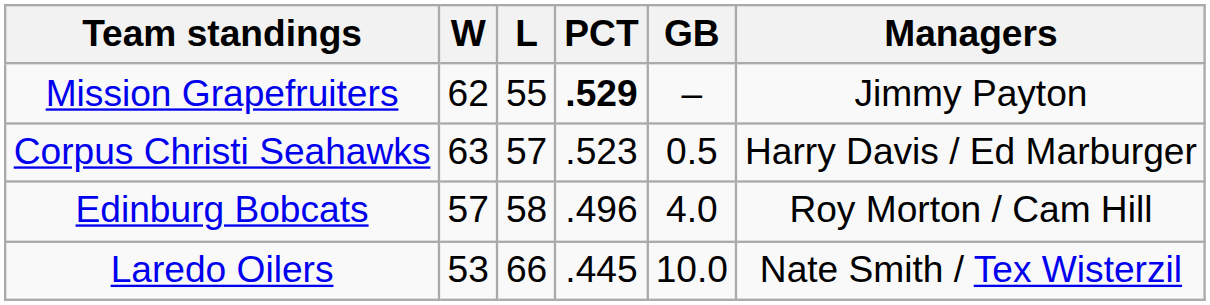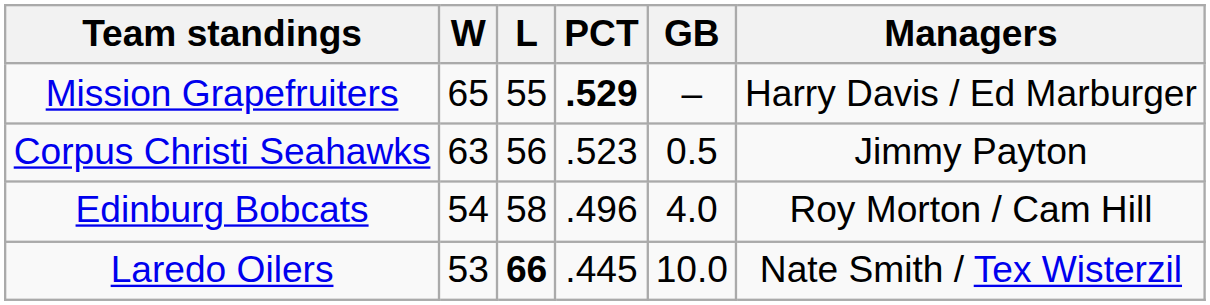(468, 92) 62 -> (468, 92) 65
(971, 92) Jimmy Payton -> (971, 92) Harry Davis / Ed Marburger
(527, 151) 57 -> (527, 151) 56
(971, 151) Harry Davis / Ed Marburger -> (971, 151) Jimmy Payton
(468, 210) 57 -> (468, 210) 54
(527, 269) normal -> (527, 269) bold
